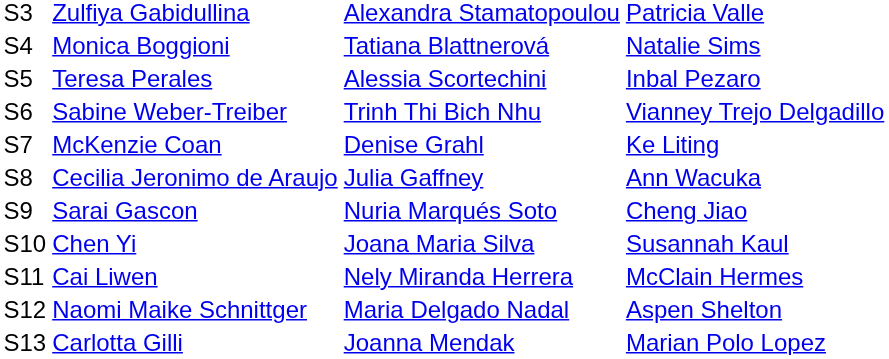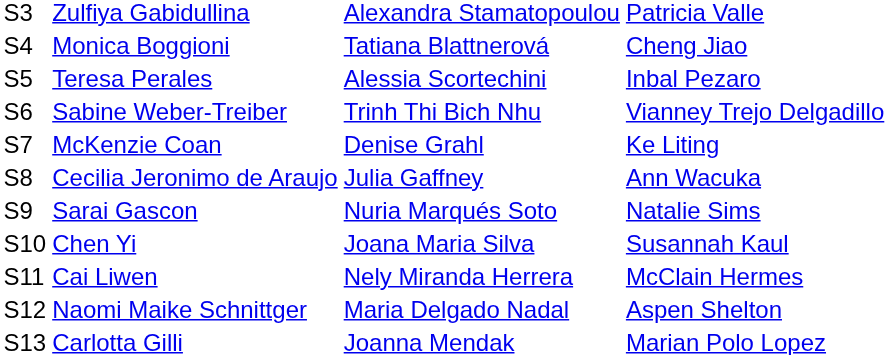(693, 45) Natalie Sims -> (687, 45) Cheng Jiao
(687, 210) Cheng Jiao -> (693, 210) Natalie Sims
